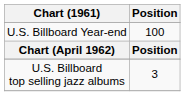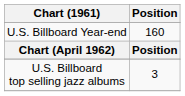(155, 31) 100 -> (155, 31) 160
